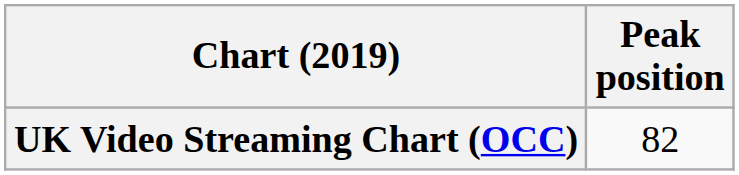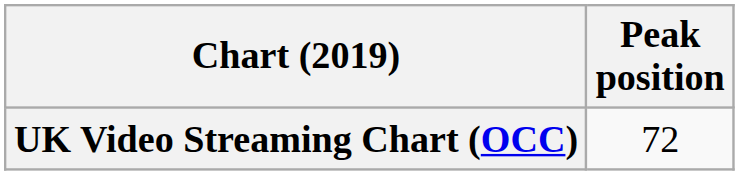(660, 137) 82 -> (660, 137) 72
